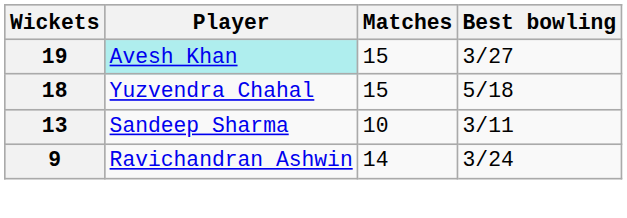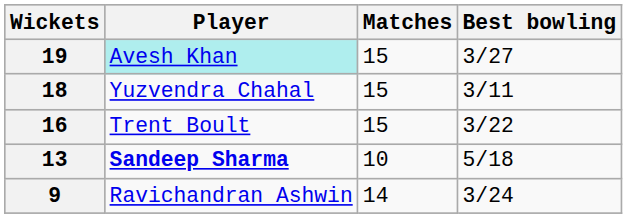(488, 92) 5/18 -> (488, 92) 3/11
+ row: (55, 126)
(199, 126) normal -> (199, 161) bold
(488, 126) 3/11 -> (488, 161) 5/18
